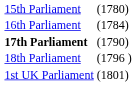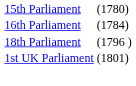- row: (46, 42)
